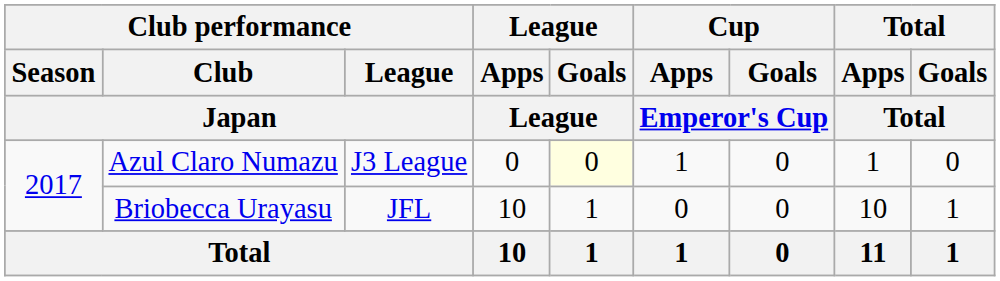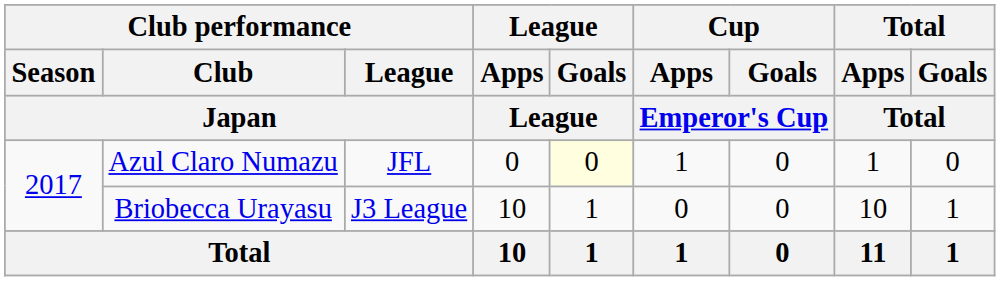(409, 162) J3 League -> (409, 162) JFL
(409, 207) JFL -> (409, 207) J3 League
